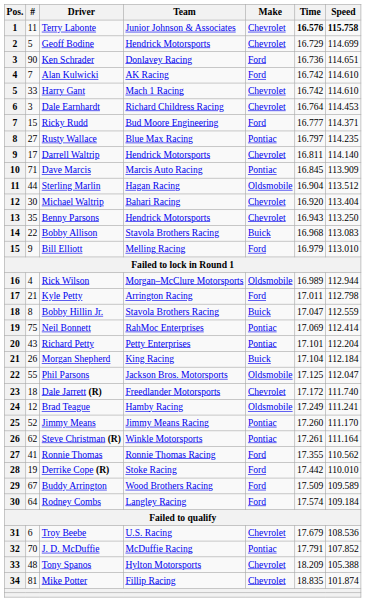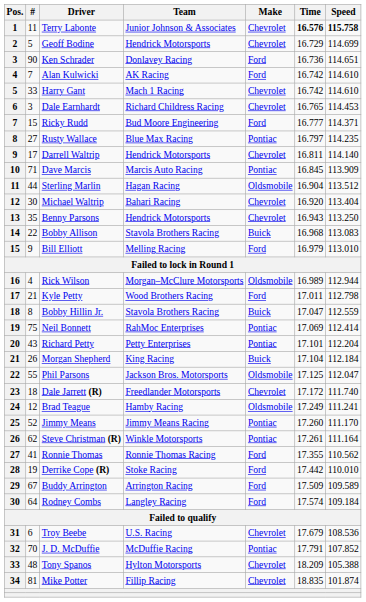(310, 107) 16.764 -> (310, 107) 16.765
(159, 296) Arrington Racing -> (169, 296) Wood Brothers Racing
(169, 486) Wood Brothers Racing -> (159, 486) Arrington Racing
